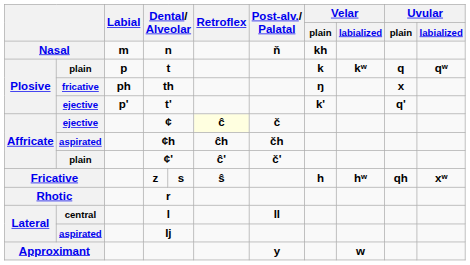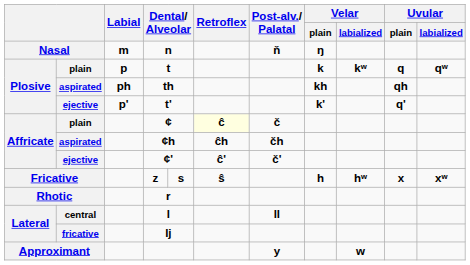(320, 50) kh -> (320, 50) ŋ
(80, 87) fricative -> (80, 87) aspirated
(320, 86) ŋ -> (320, 86) kh
(401, 86) x -> (401, 86) qh
(80, 123) ejective -> (80, 123) plain
(80, 160) plain -> (80, 160) ejective
(401, 178) qh -> (401, 178) x
(80, 233) aspirated -> (80, 233) fricative
